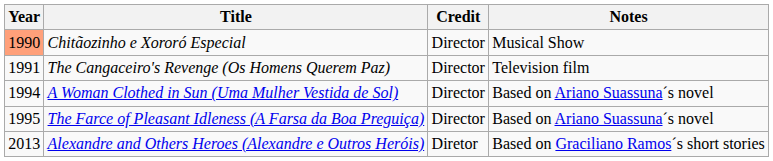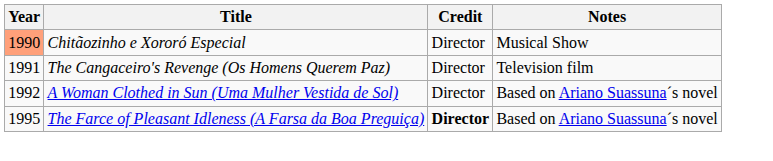(24, 93) 1994 -> (24, 93) 1992
(458, 118) normal -> (460, 118) bold
- row: (236, 144)
